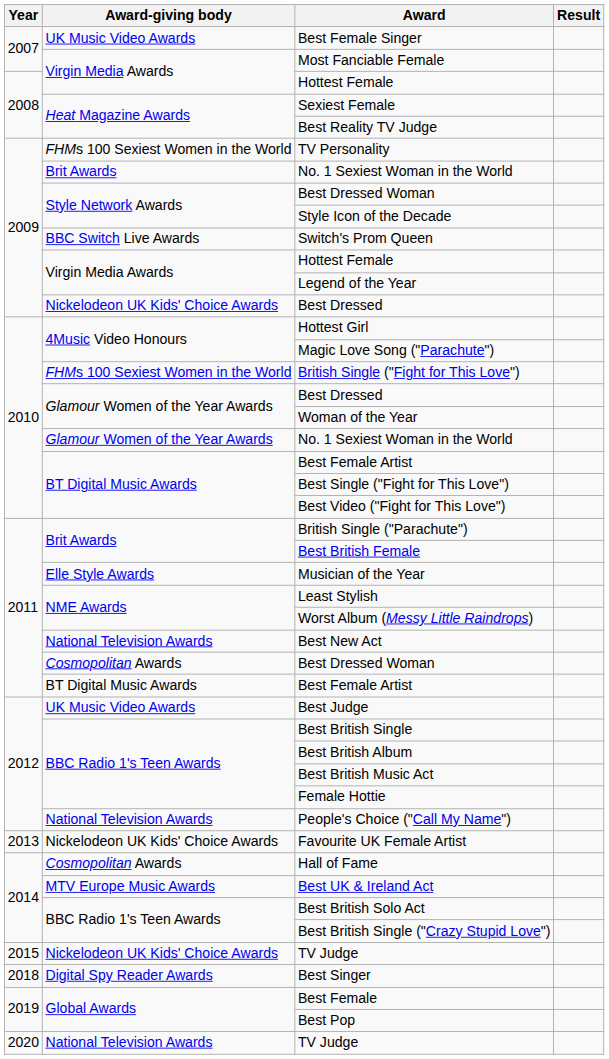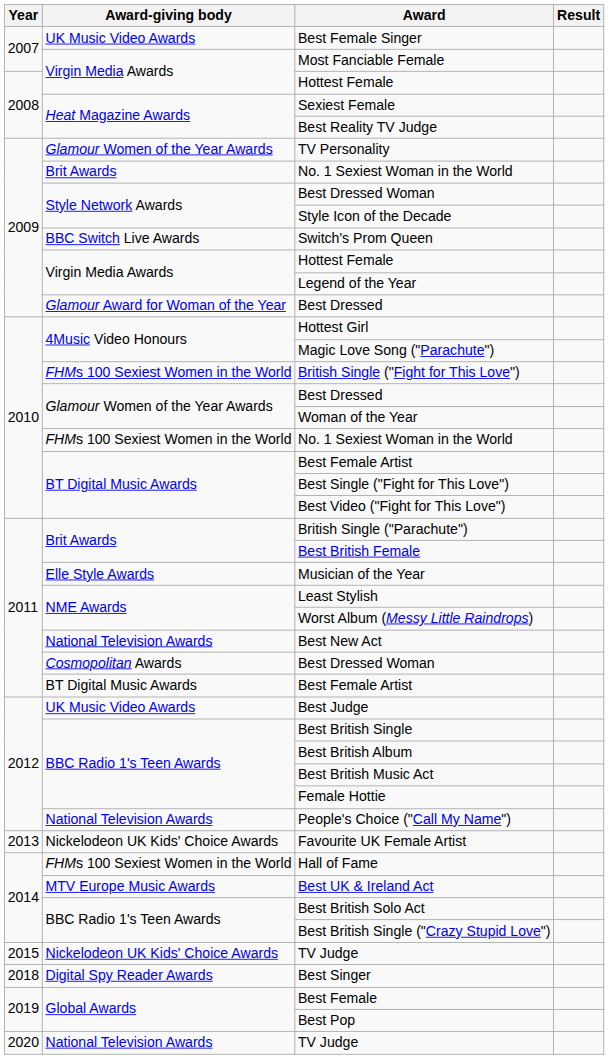(168, 149) FHMs 100 Sexiest Women in the World -> (159, 149) Glamour Women of the Year Awards
(162, 305) Nickelodeon UK Kids' Choice Awards -> (166, 305) Glamour Award for Woman of the Year
(159, 439) Glamour Women of the Year Awards -> (168, 439) FHMs 100 Sexiest Women in the World
(113, 864) Cosmopolitan Awards -> (168, 864) FHMs 100 Sexiest Women in the World
